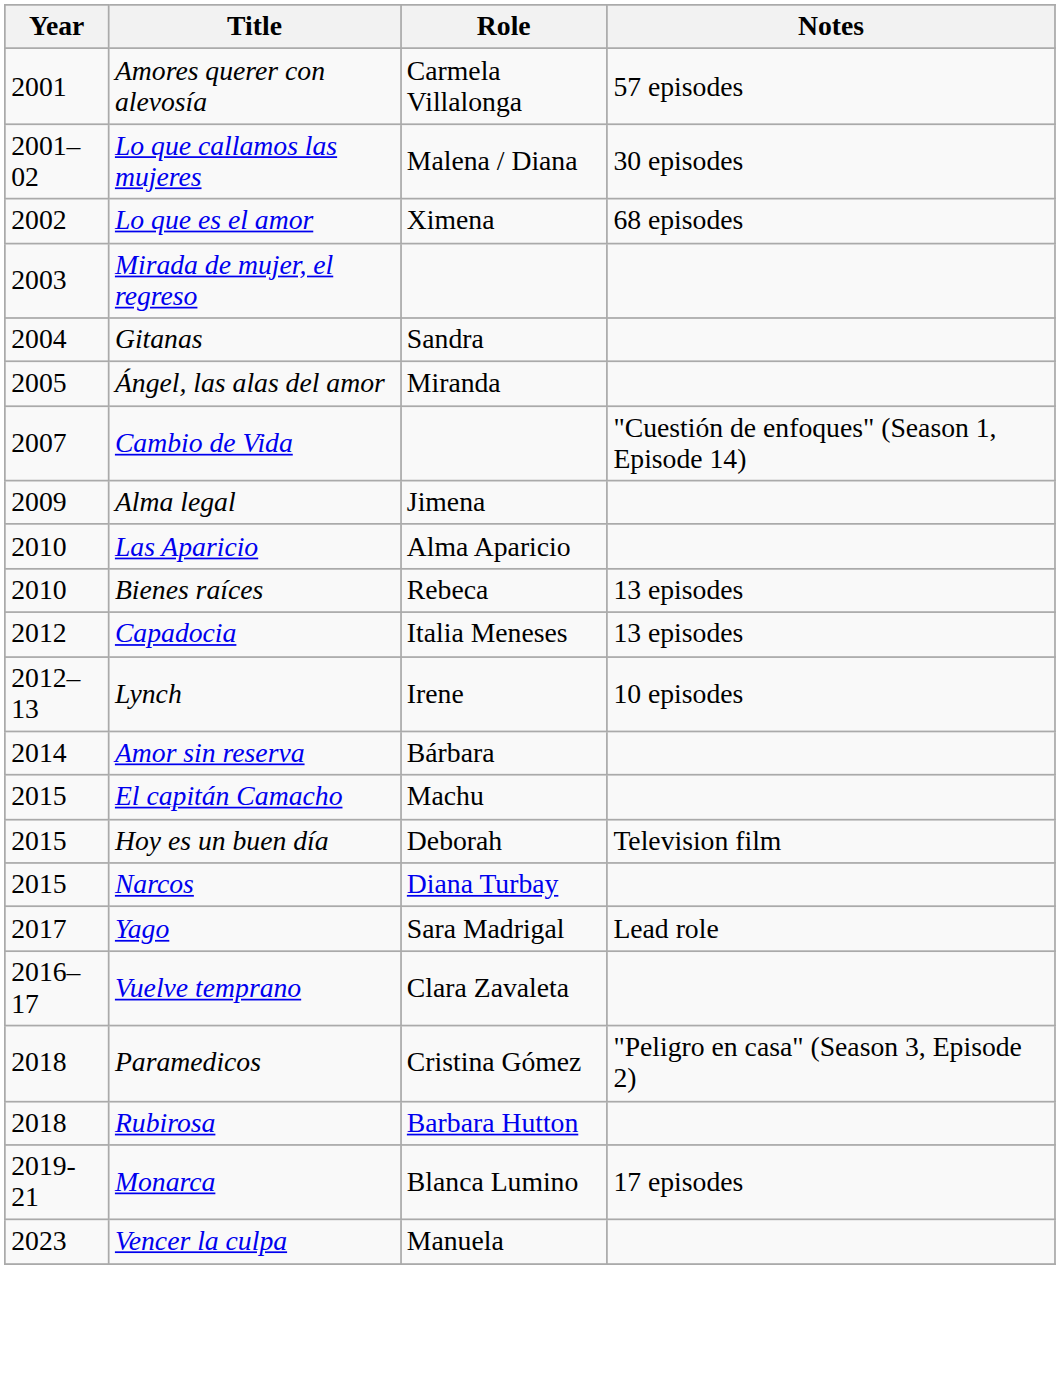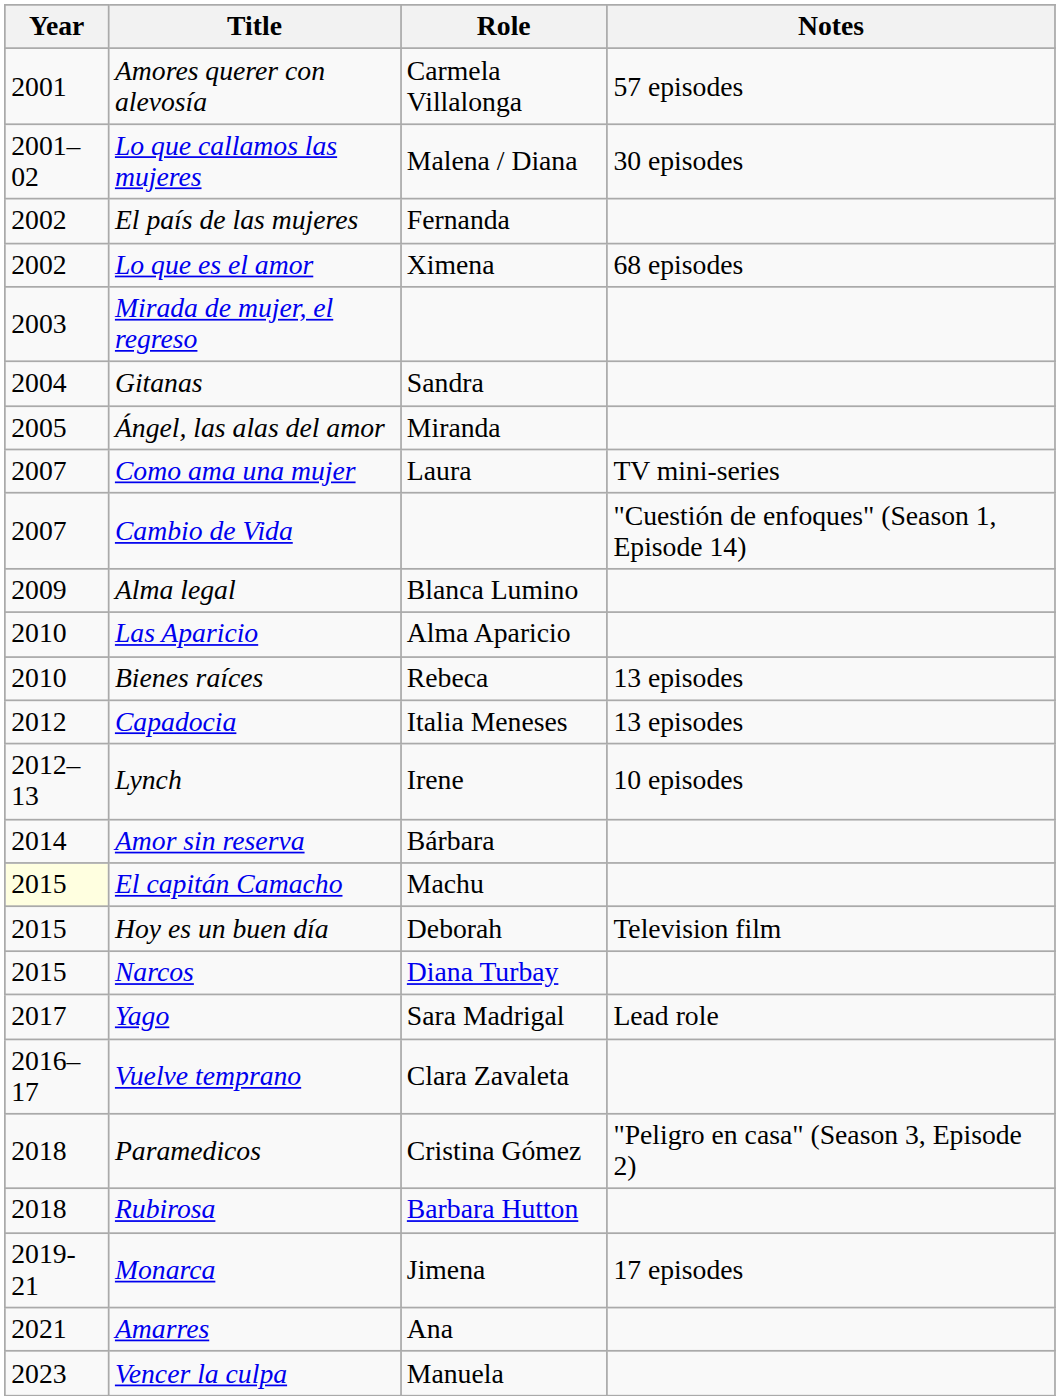+ row: (237, 220)
+ row: (235, 471)
(446, 502) Jimena -> (493, 589) Blanca Lumino
(39, 796) no background -> (39, 884) lightyellow background
(493, 1181) Blanca Lumino -> (446, 1269) Jimena
+ row: (162, 1329)
